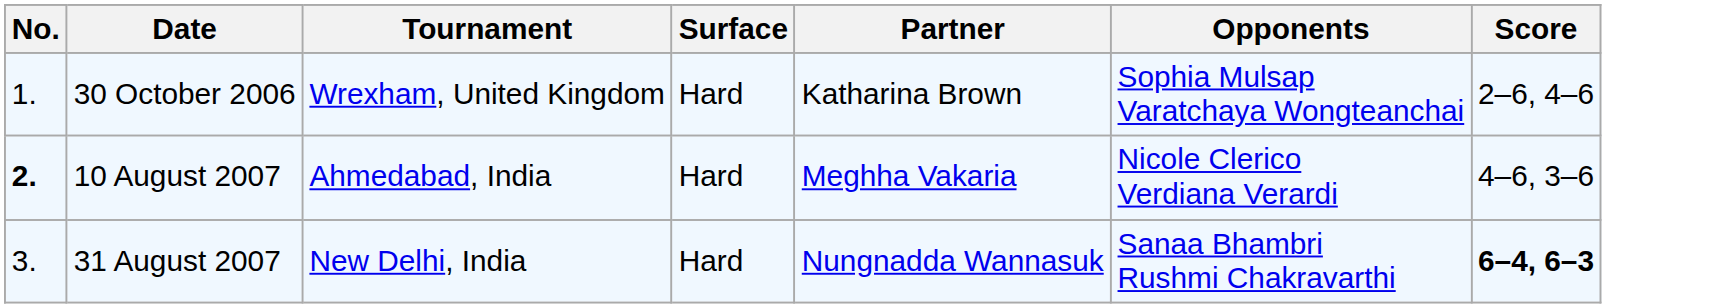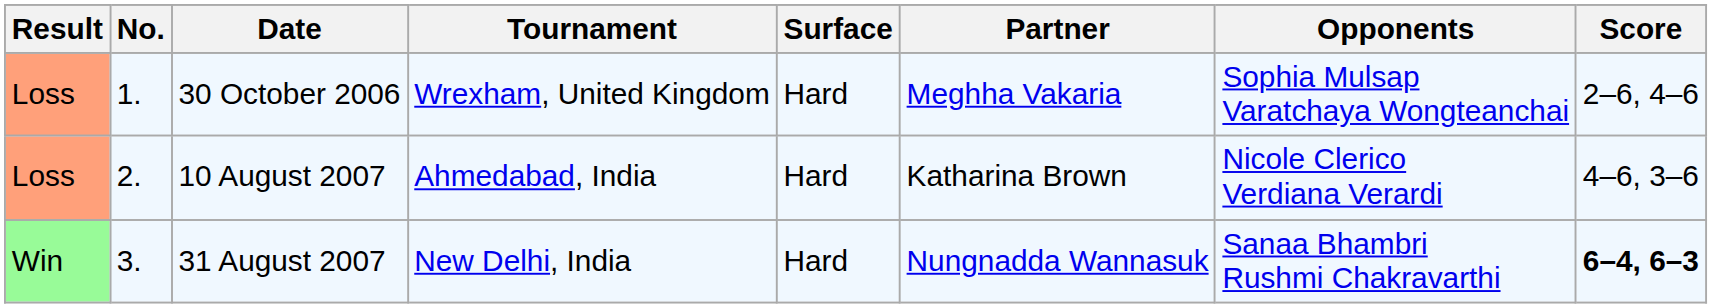+ column: (57, 28)
(912, 93) Katharina Brown -> (1014, 93) Meghha Vakaria
(24, 176) bold -> (129, 176) normal
(909, 176) Meghha Vakaria -> (1017, 176) Katharina Brown
